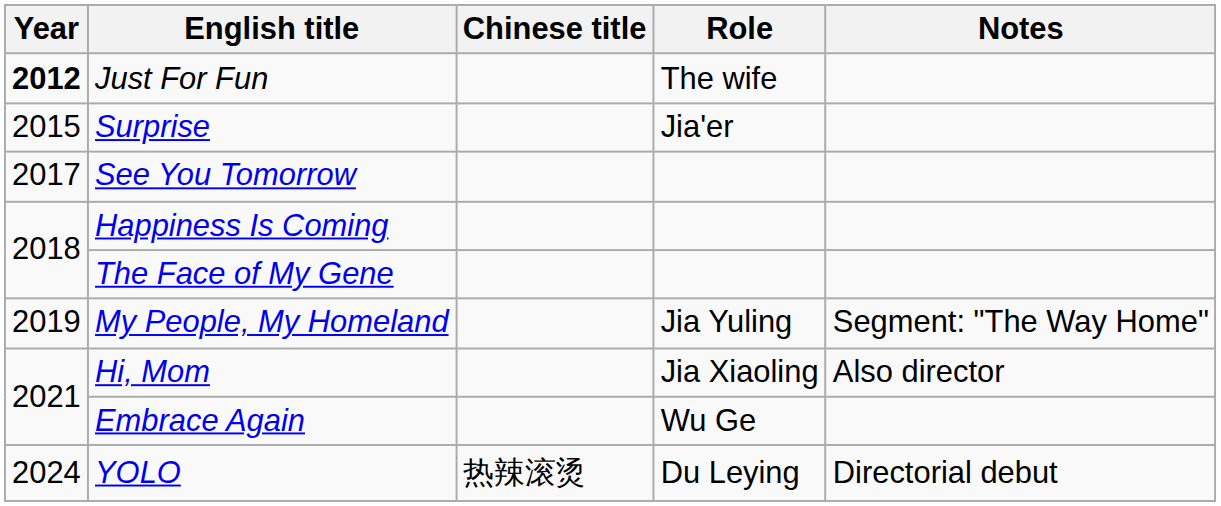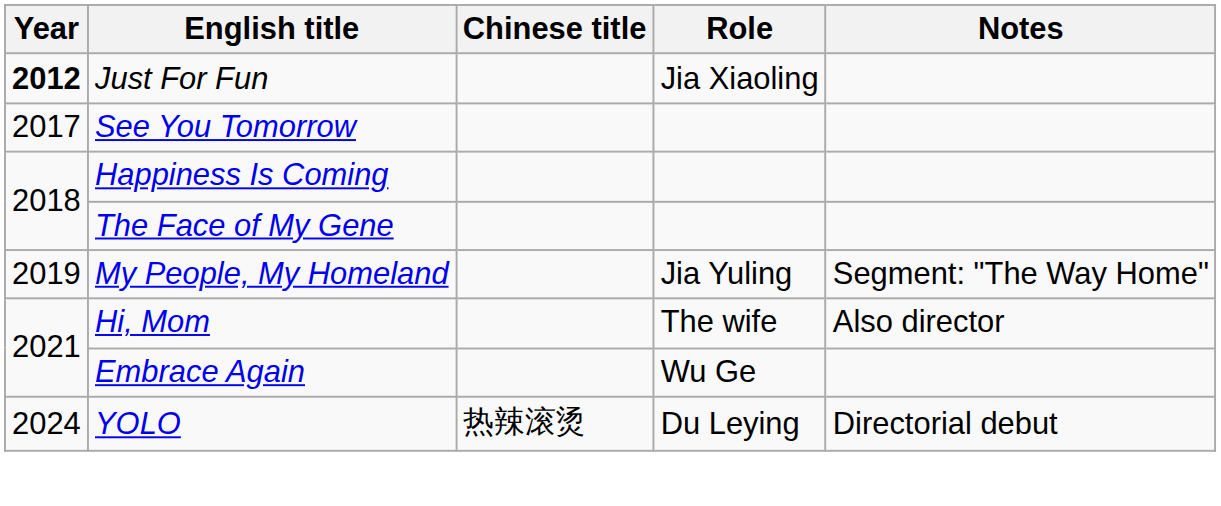(719, 77) The wife -> (740, 77) Jia Xiaoling
- row: (153, 126)
(740, 371) Jia Xiaoling -> (719, 322) The wife
